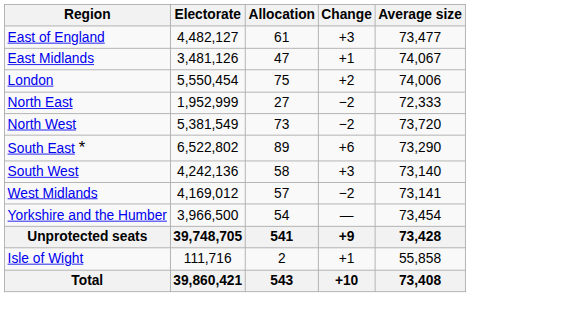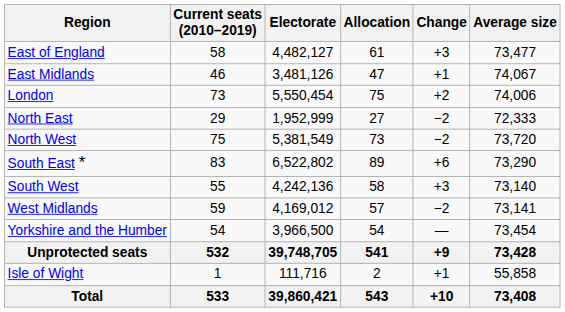+ column: (218, 23)
